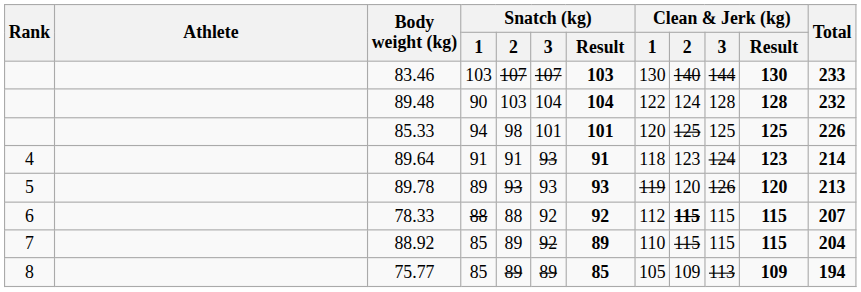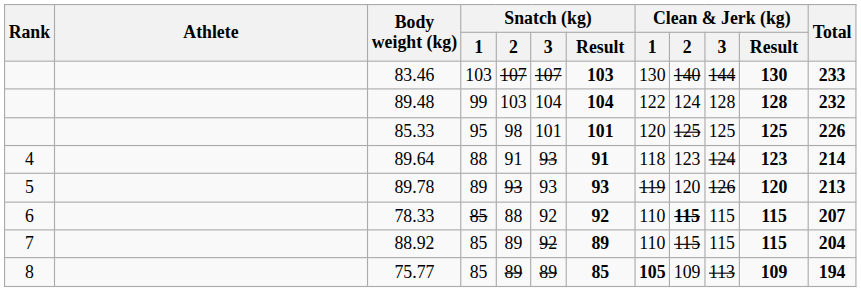(479, 103) 90 -> (479, 103) 99
(479, 131) 94 -> (479, 131) 95
(479, 159) 91 -> (479, 159) 88
(479, 215) 88 -> (479, 215) 85
(652, 215) 112 -> (652, 215) 110
(652, 272) normal -> (652, 272) bold
